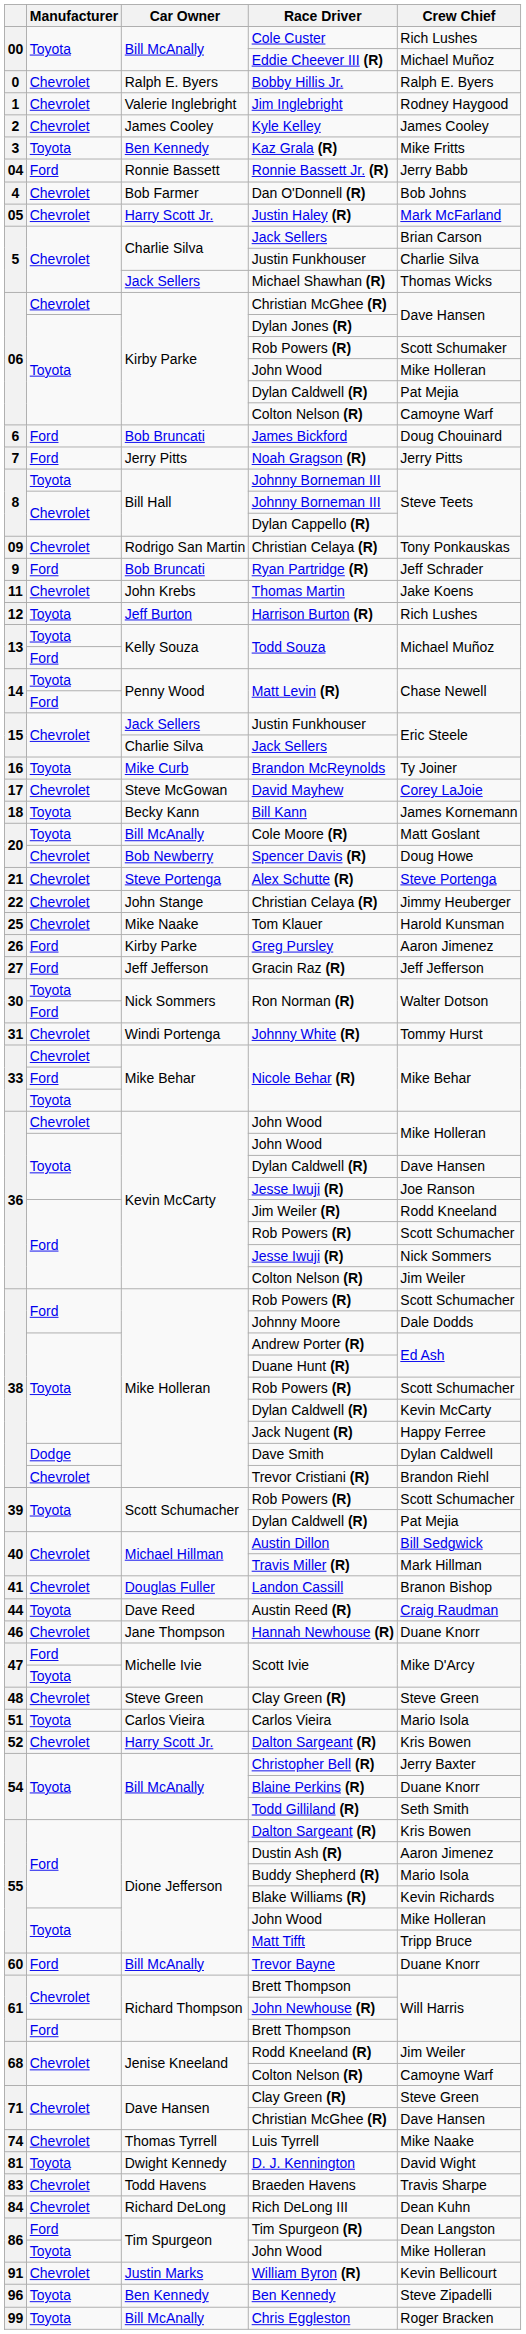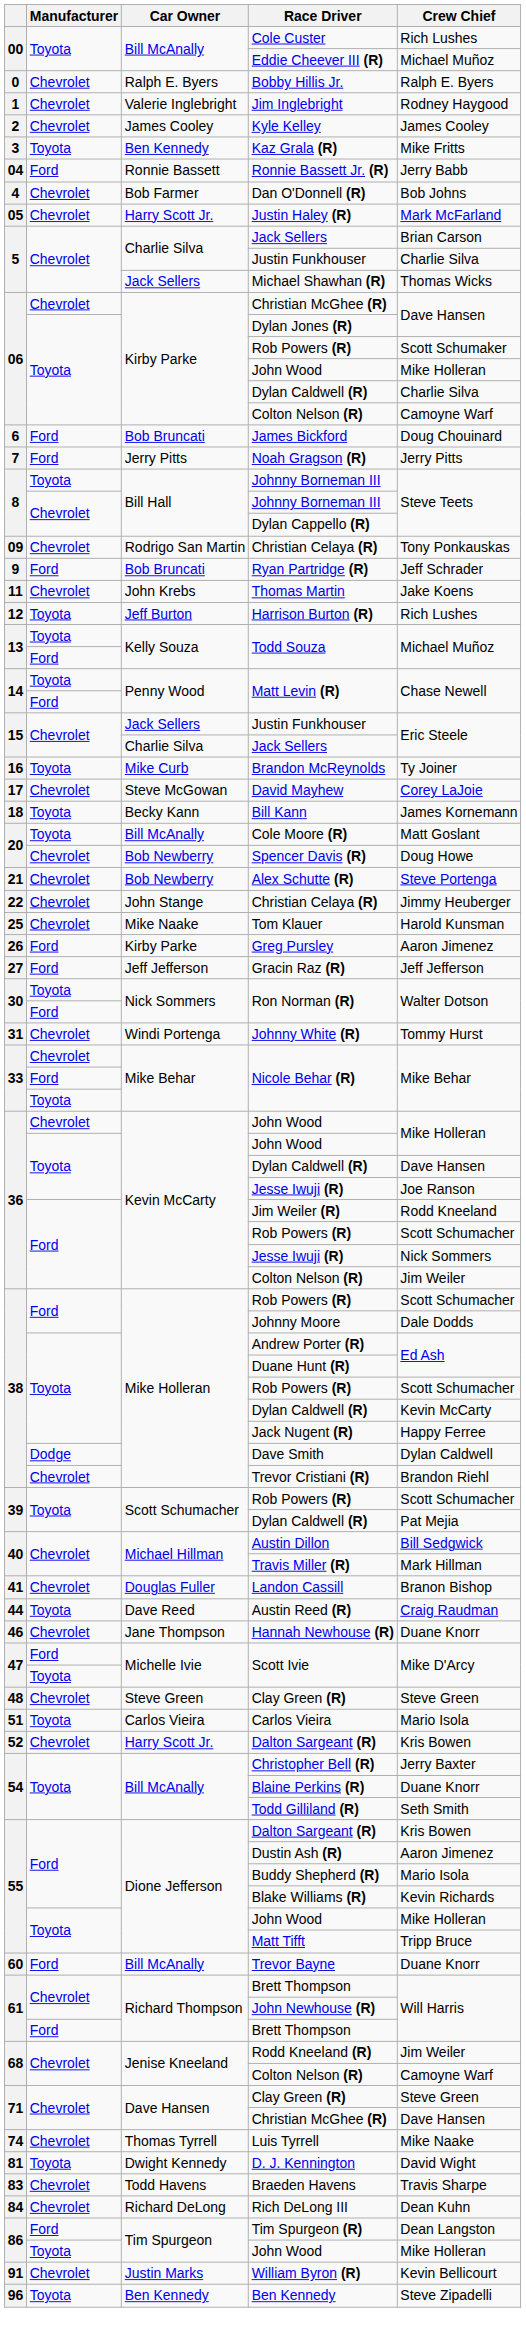(429, 392) Pat Mejia -> (440, 392) Charlie Silva
(173, 879) Steve Portenga -> (169, 879) Bob Newberry
- row: (15, 2318)
